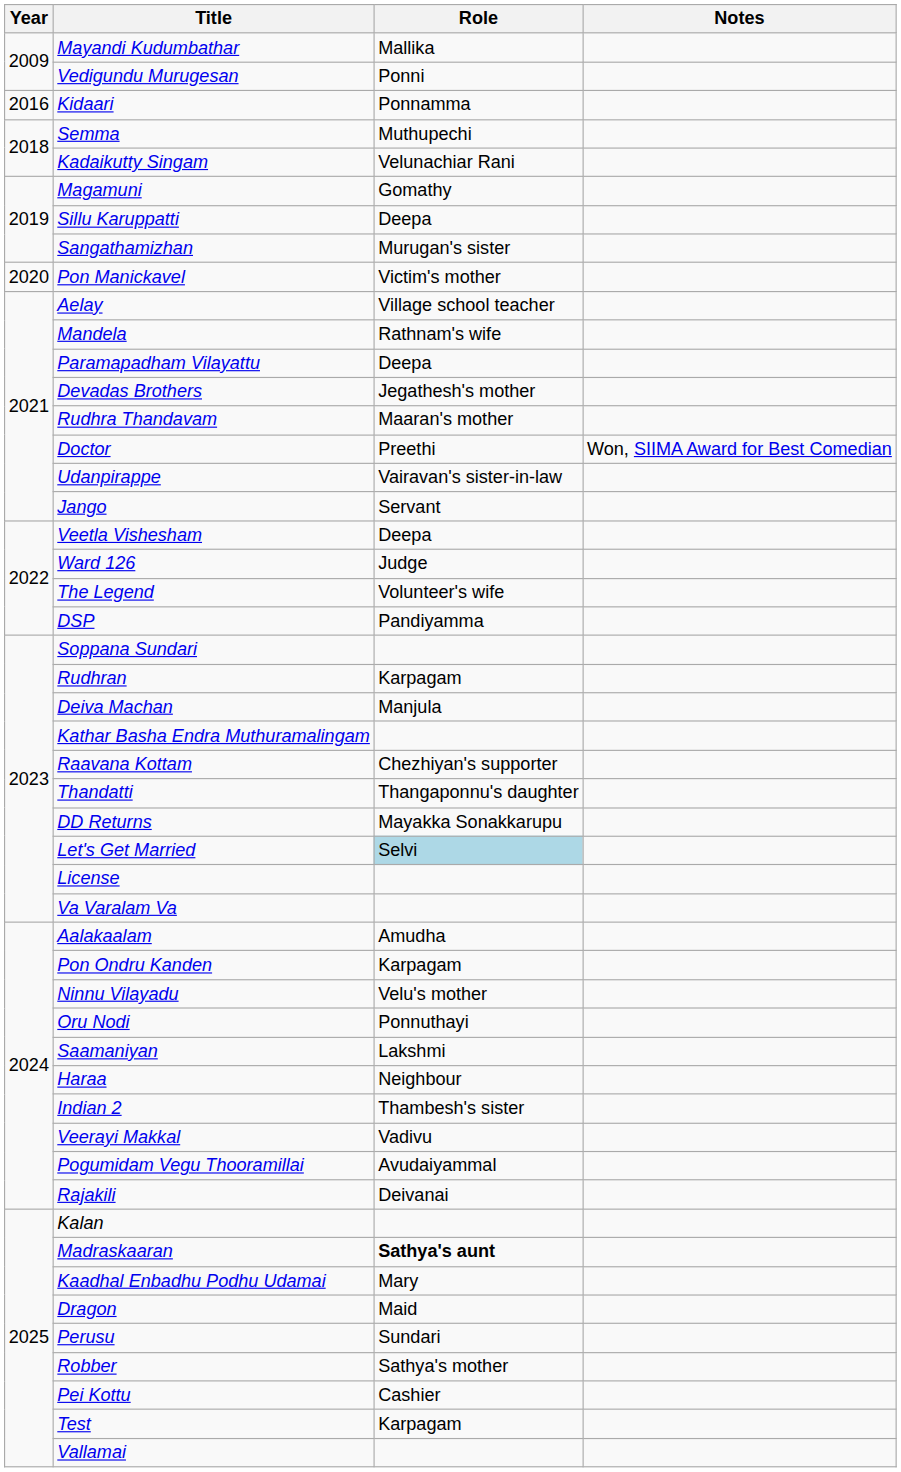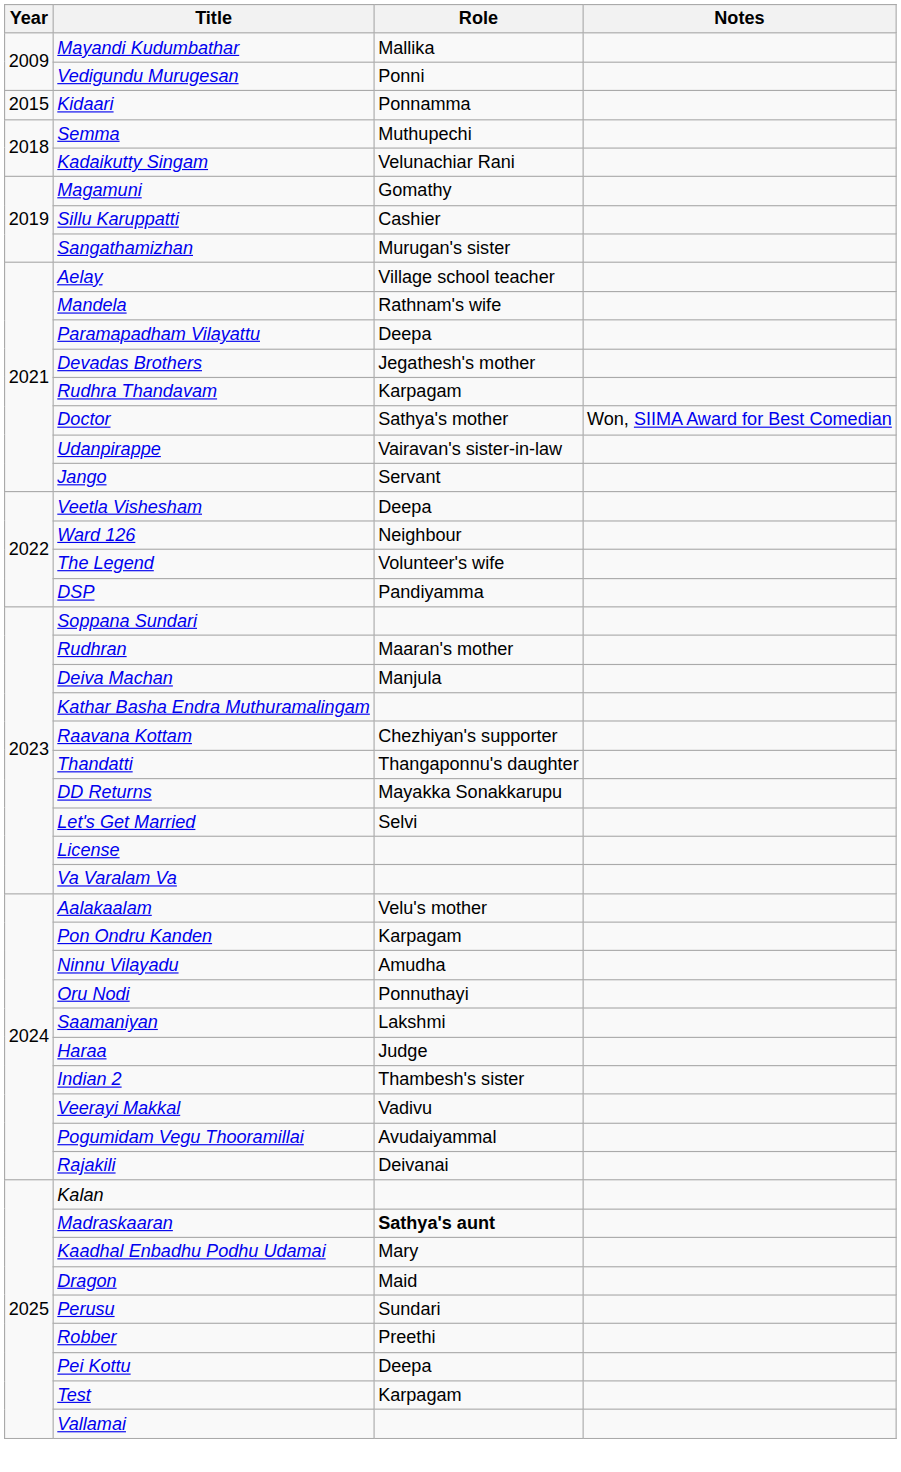(29, 104) 2016 -> (29, 104) 2015
(405, 219) Deepa -> (409, 219) Cashier
- row: (121, 276)
(446, 420) Maaran's mother -> (420, 391) Karpagam
(407, 448) Preethi -> (443, 420) Sathya's mother
(403, 563) Judge -> (420, 534) Neighbour
(420, 678) Karpagam -> (446, 649) Maaran's mother
(398, 850) lightblue background -> (398, 821) no background
(412, 936) Amudha -> (433, 907) Velu's mother
(433, 993) Velu's mother -> (412, 965) Amudha
(420, 1079) Neighbour -> (403, 1051) Judge
(443, 1366) Sathya's mother -> (407, 1337) Preethi
(409, 1395) Cashier -> (405, 1366) Deepa
